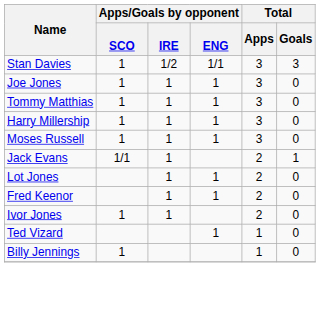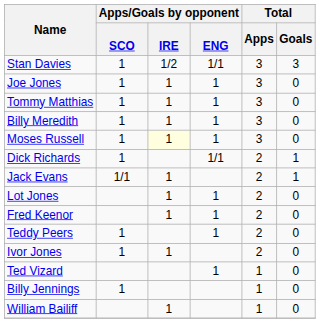+ row: (43, 121)
- row: (48, 121)
(169, 139) no background -> (169, 139) lightyellow background
+ row: (44, 158)
+ row: (40, 233)
+ row: (42, 308)
